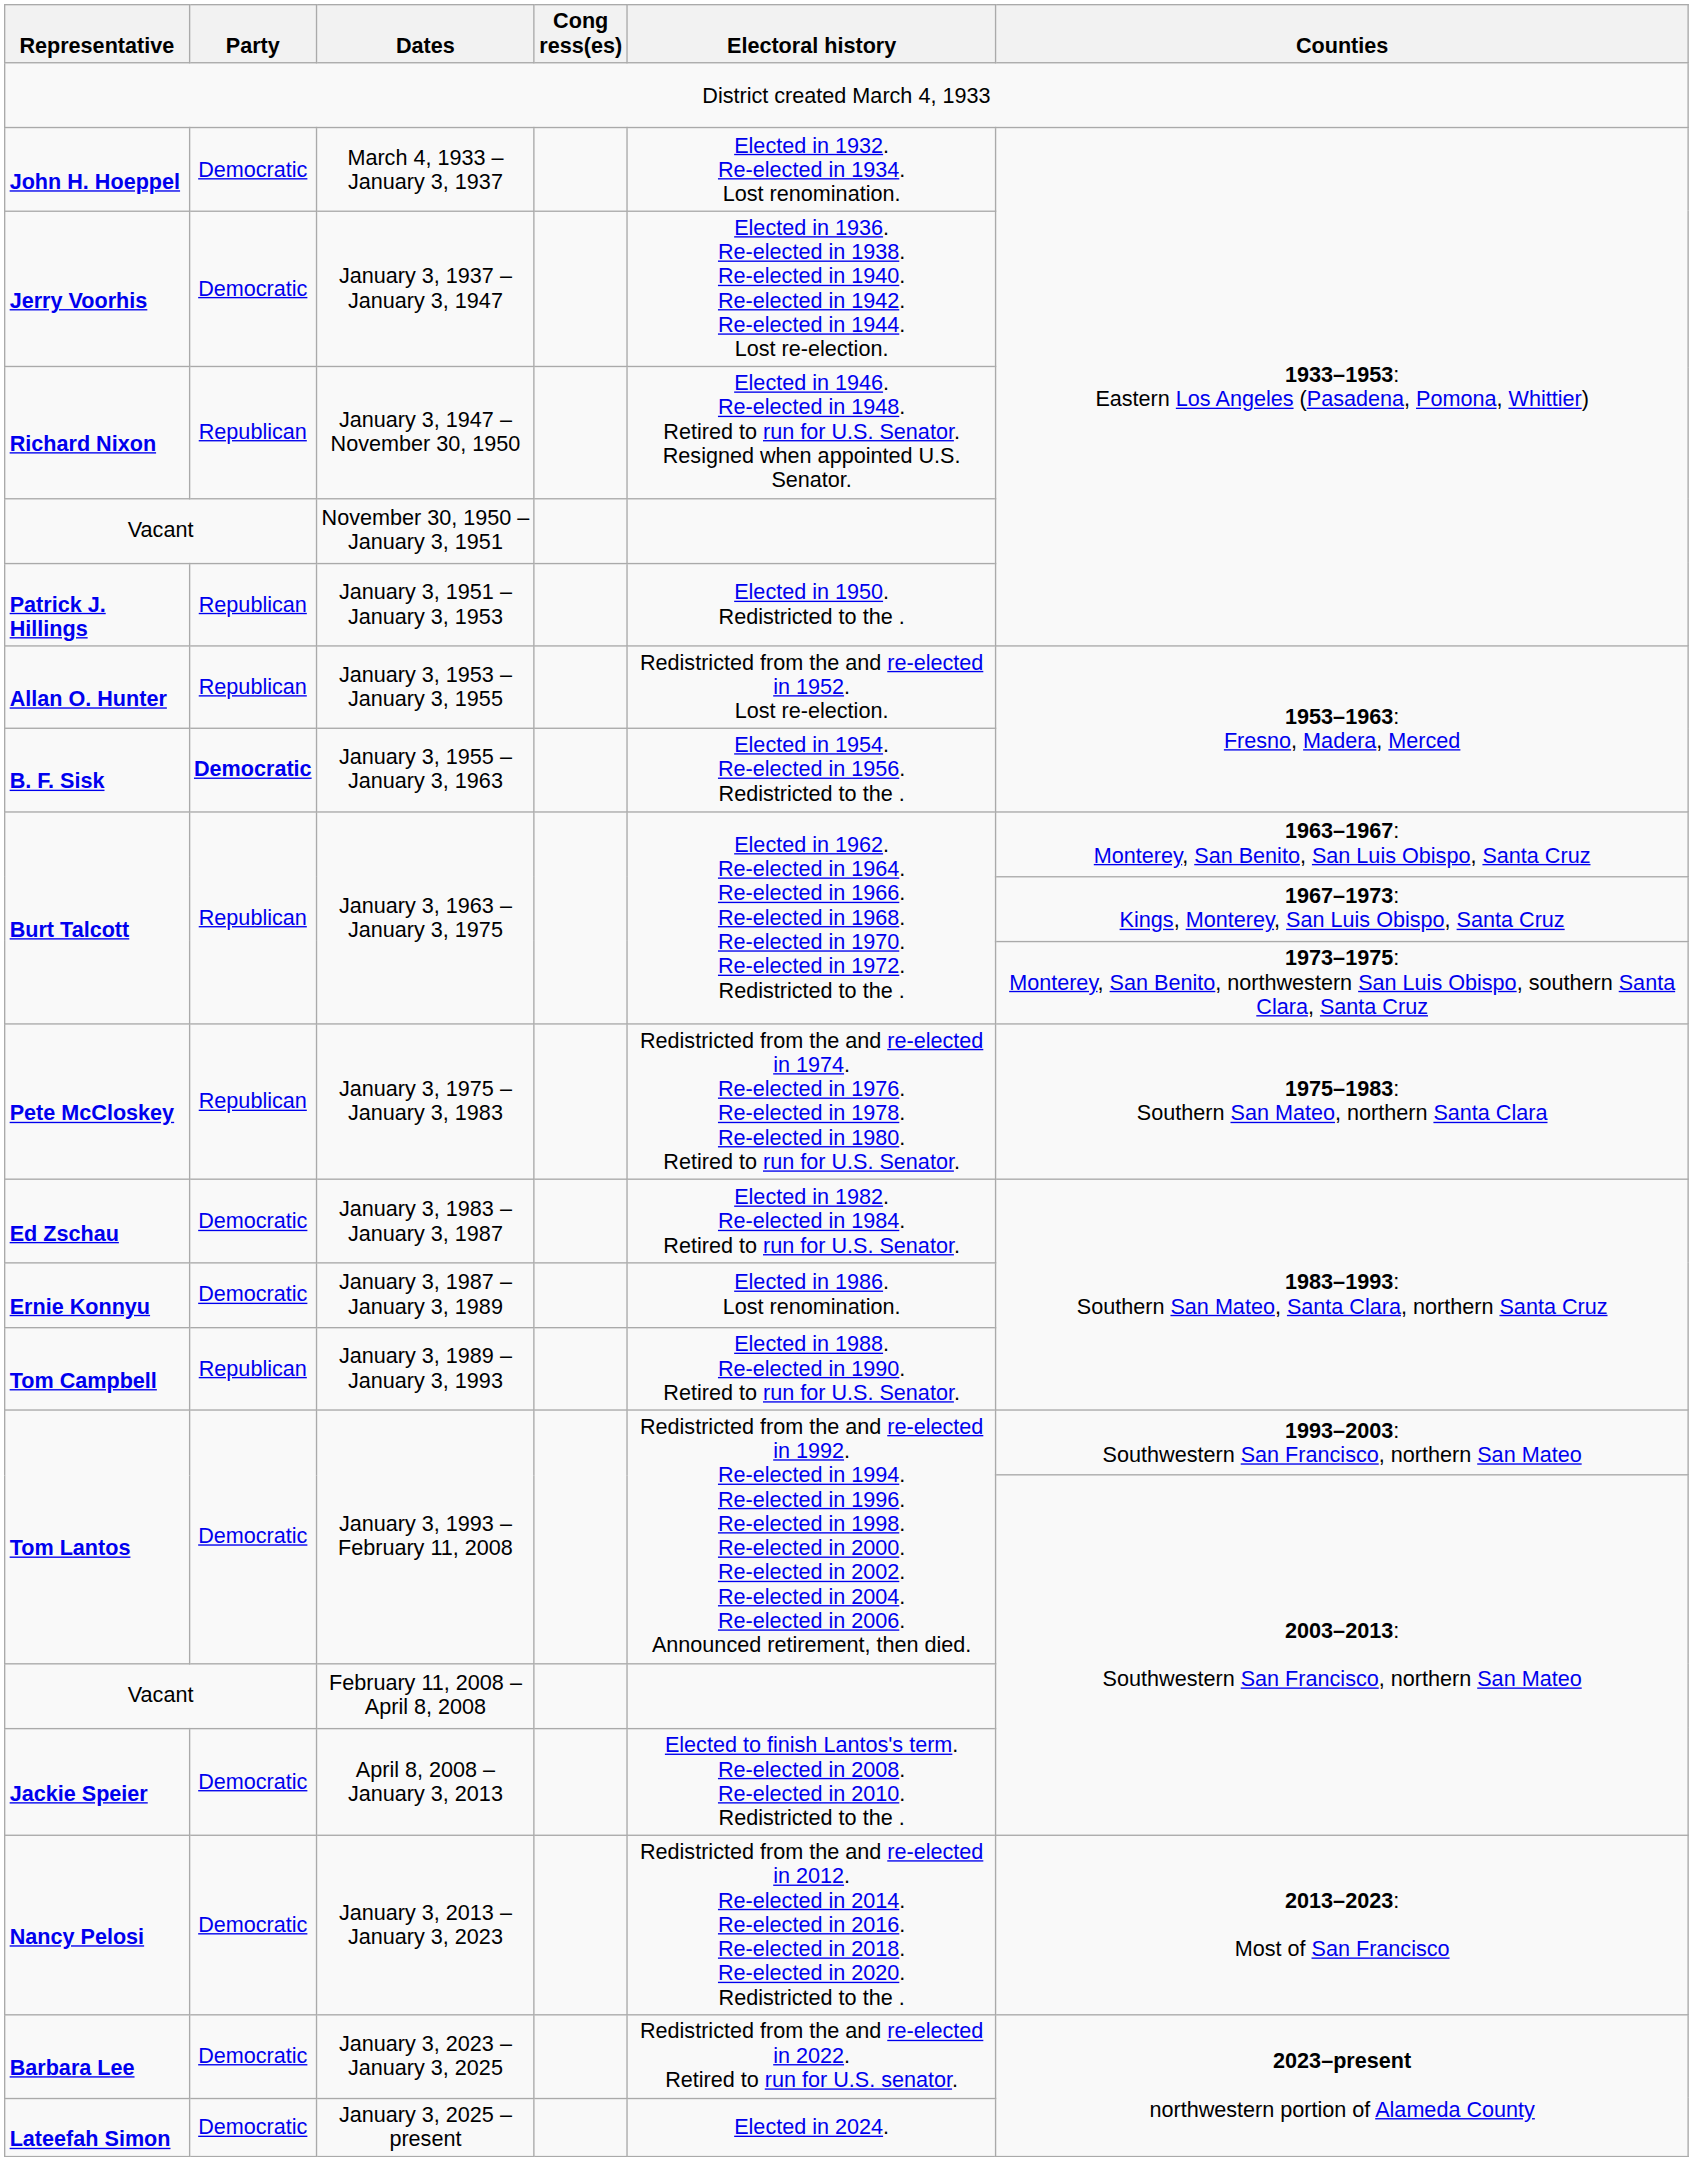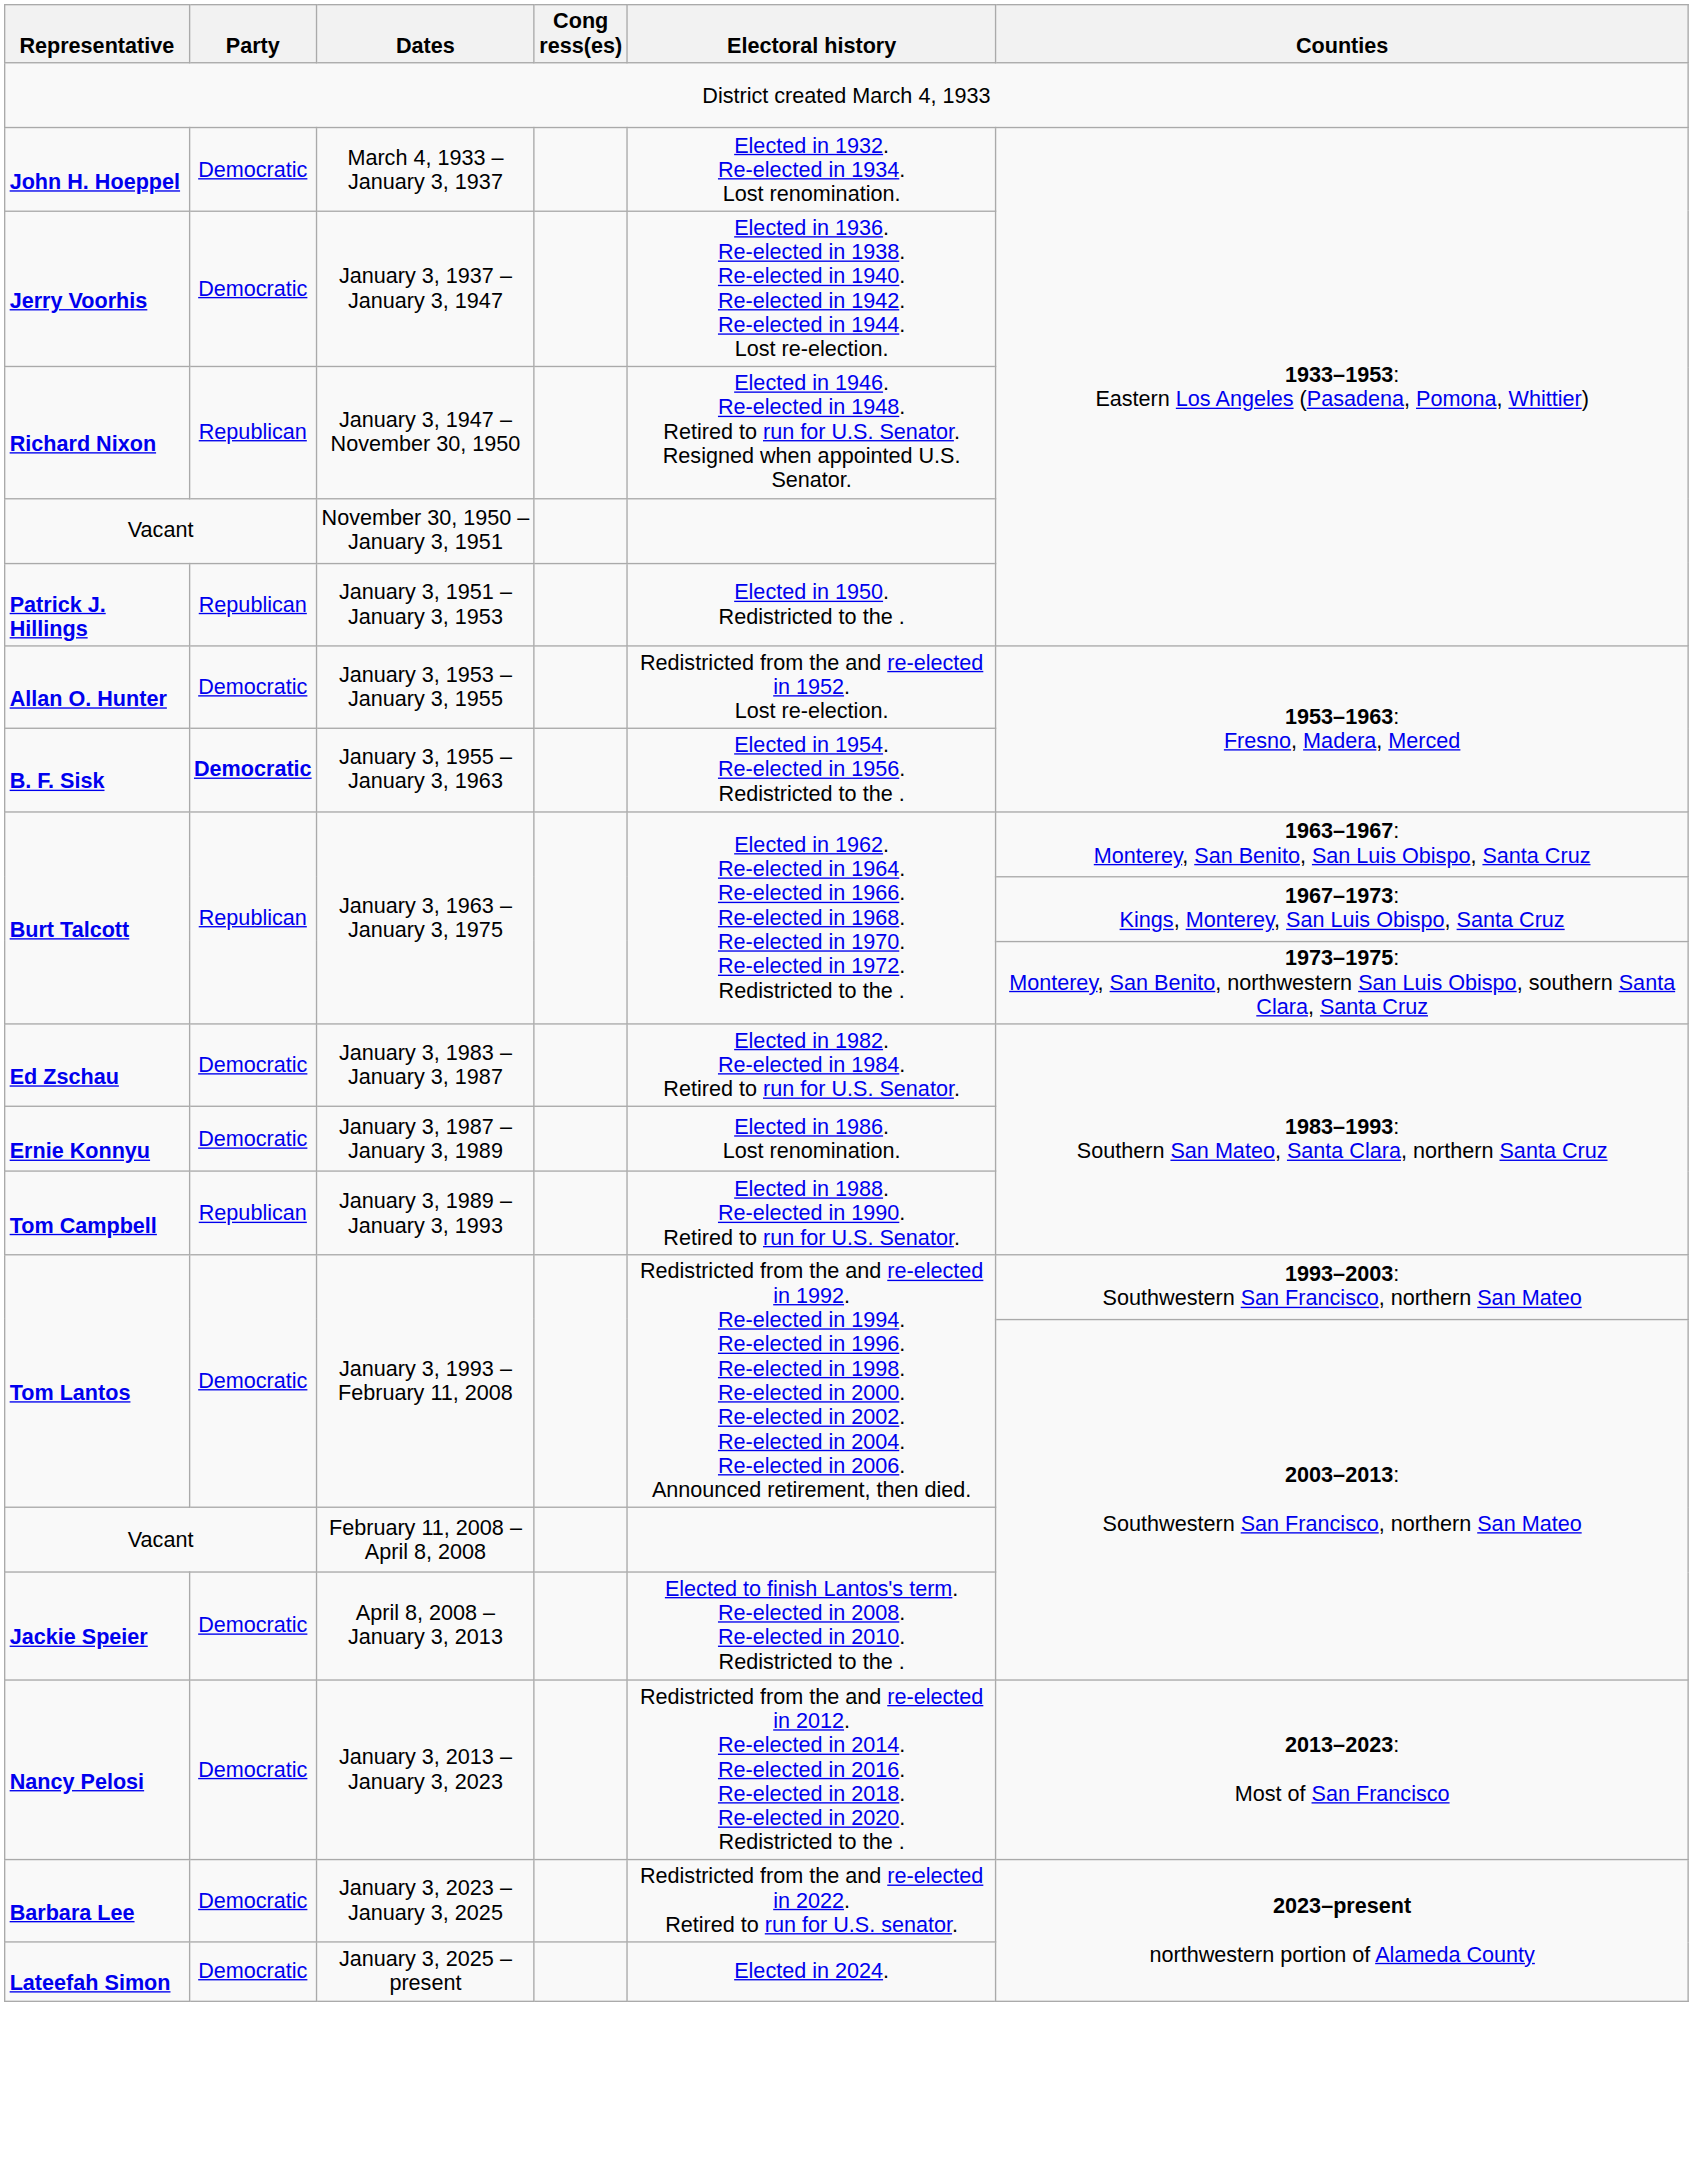(253, 687) Republican -> (253, 687) Democratic
- row: (92, 1113)
